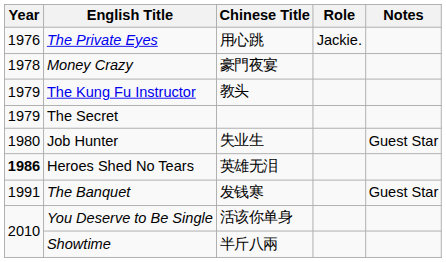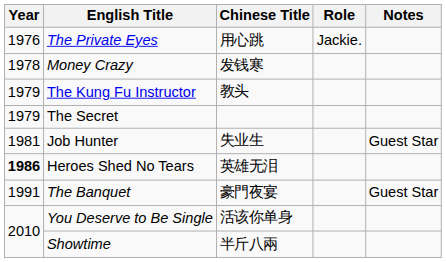(249, 65) 豪門夜宴 -> (241, 65) 发钱寒
(24, 141) 1980 -> (24, 141) 1981
(241, 192) 发钱寒 -> (249, 192) 豪門夜宴
